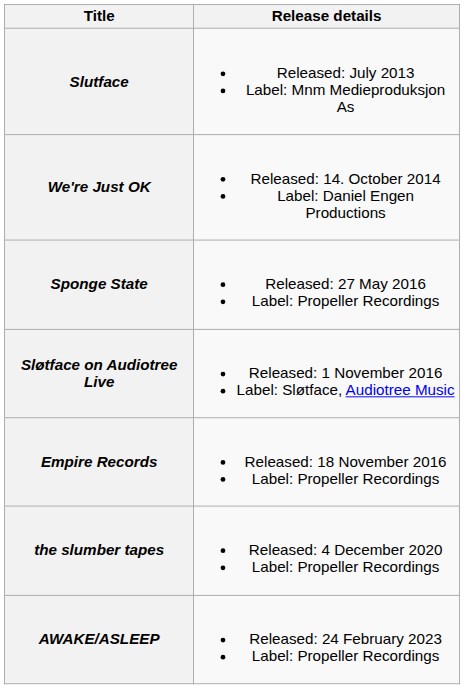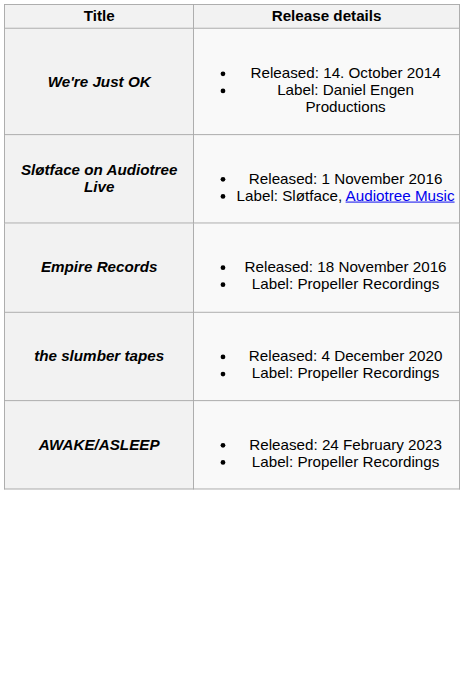- row: (99, 81)
- row: (99, 284)
